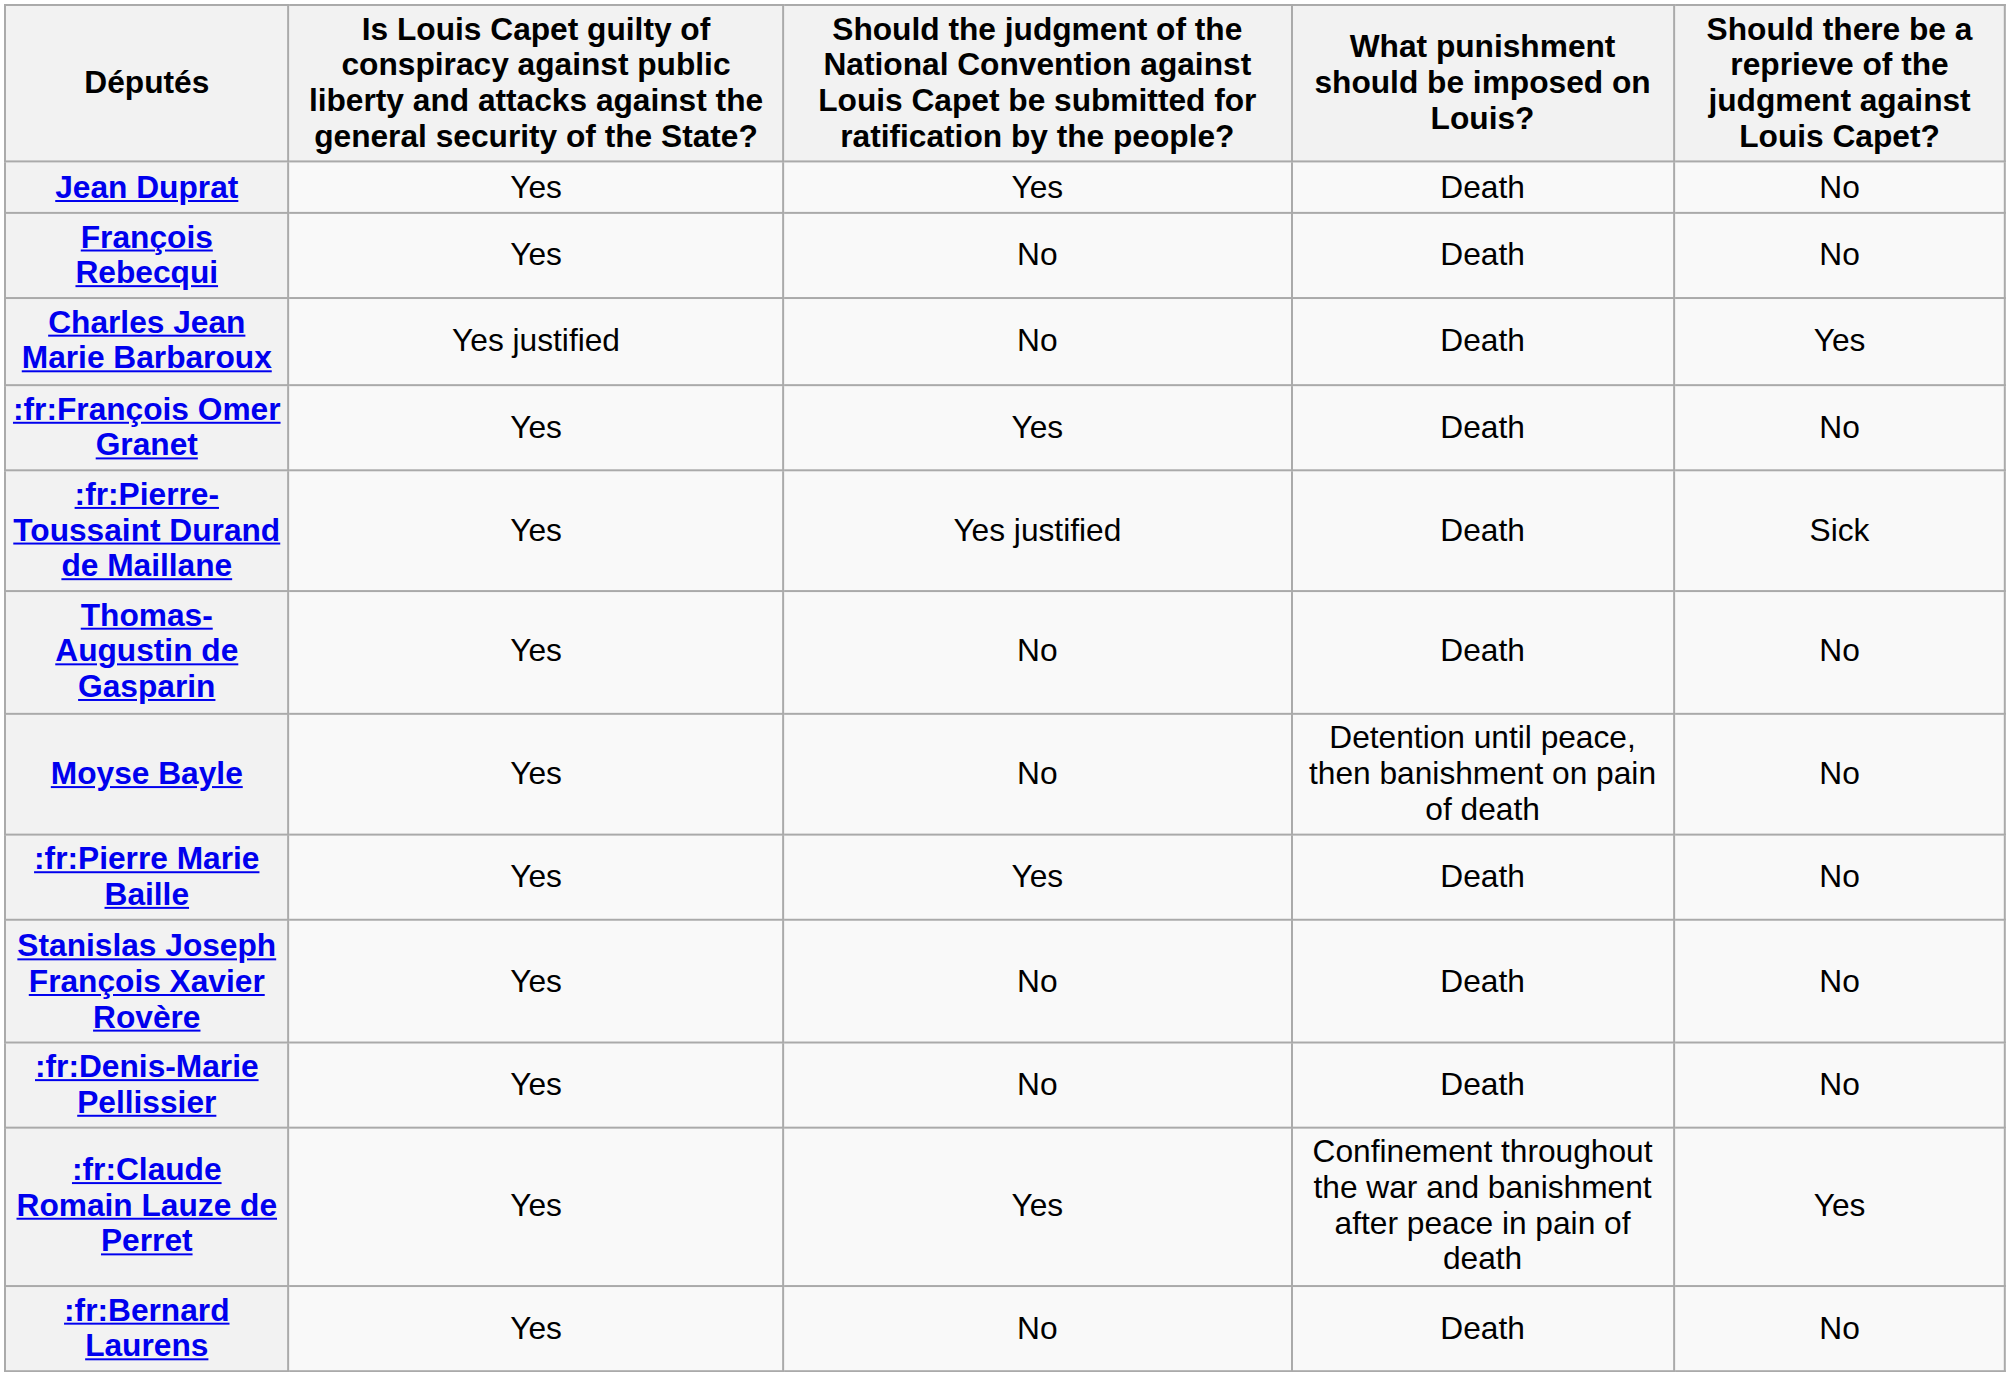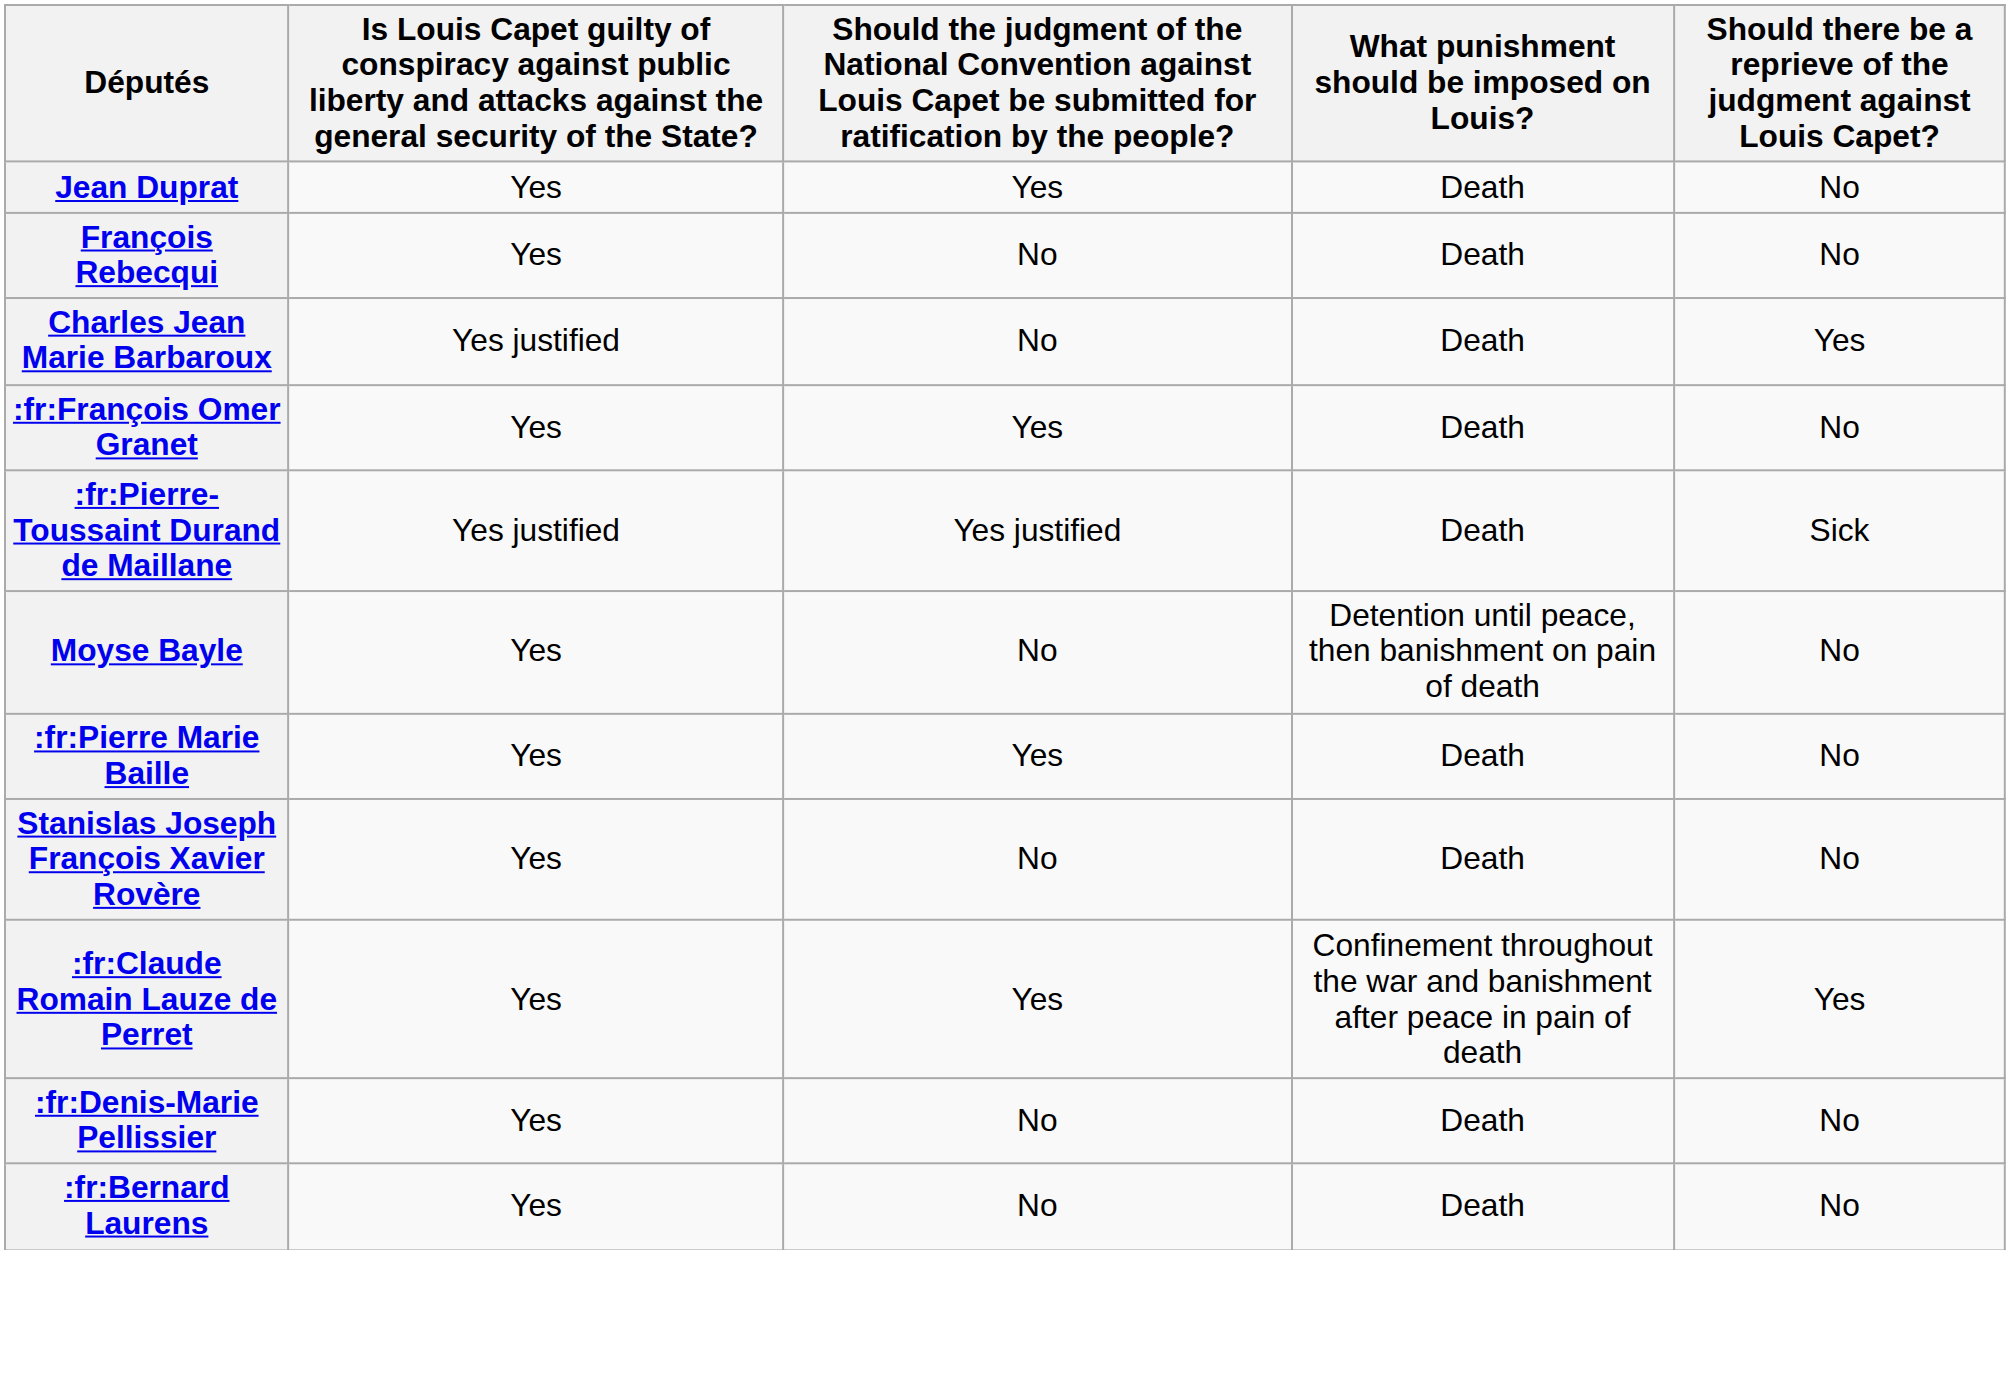(536, 530) Yes -> (536, 530) Yes justified
- row: (147, 651)
rows swapped: (147, 1205) <-> (147, 1084)
